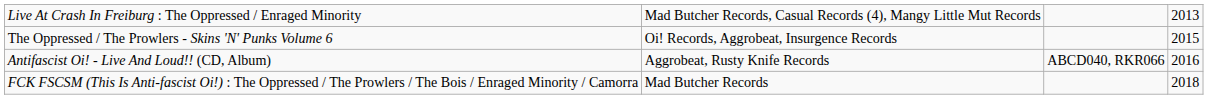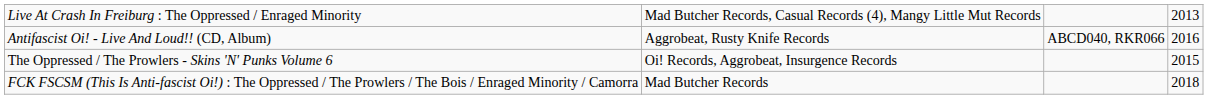rows swapped: (170, 37) <-> (139, 60)
